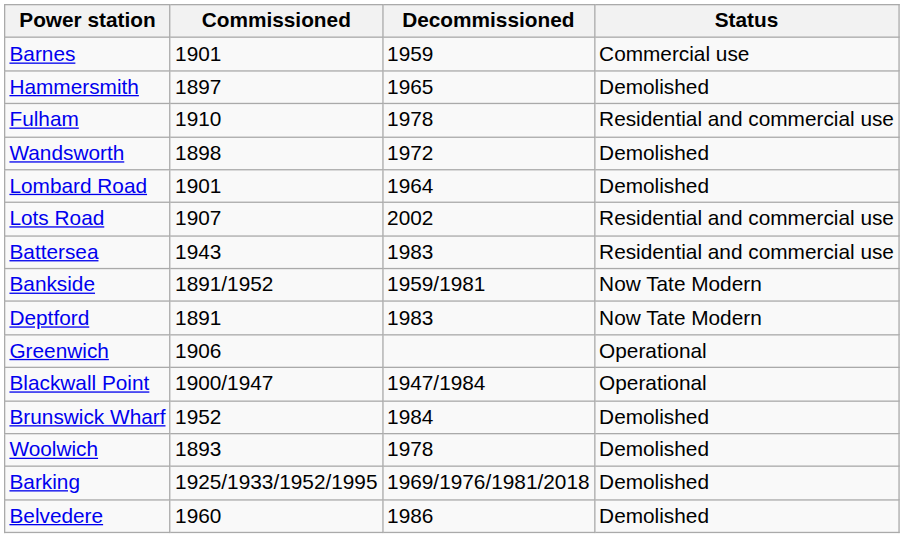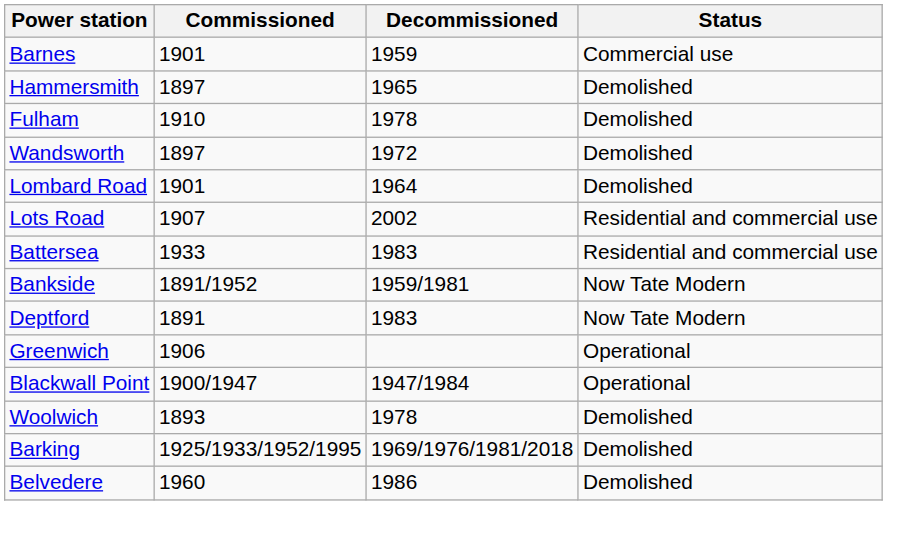(747, 119) Residential and commercial use -> (638, 119) Demolished
(198, 152) 1898 -> (182, 152) 1897
(198, 251) 1943 -> (182, 251) 1933
- row: (87, 416)
